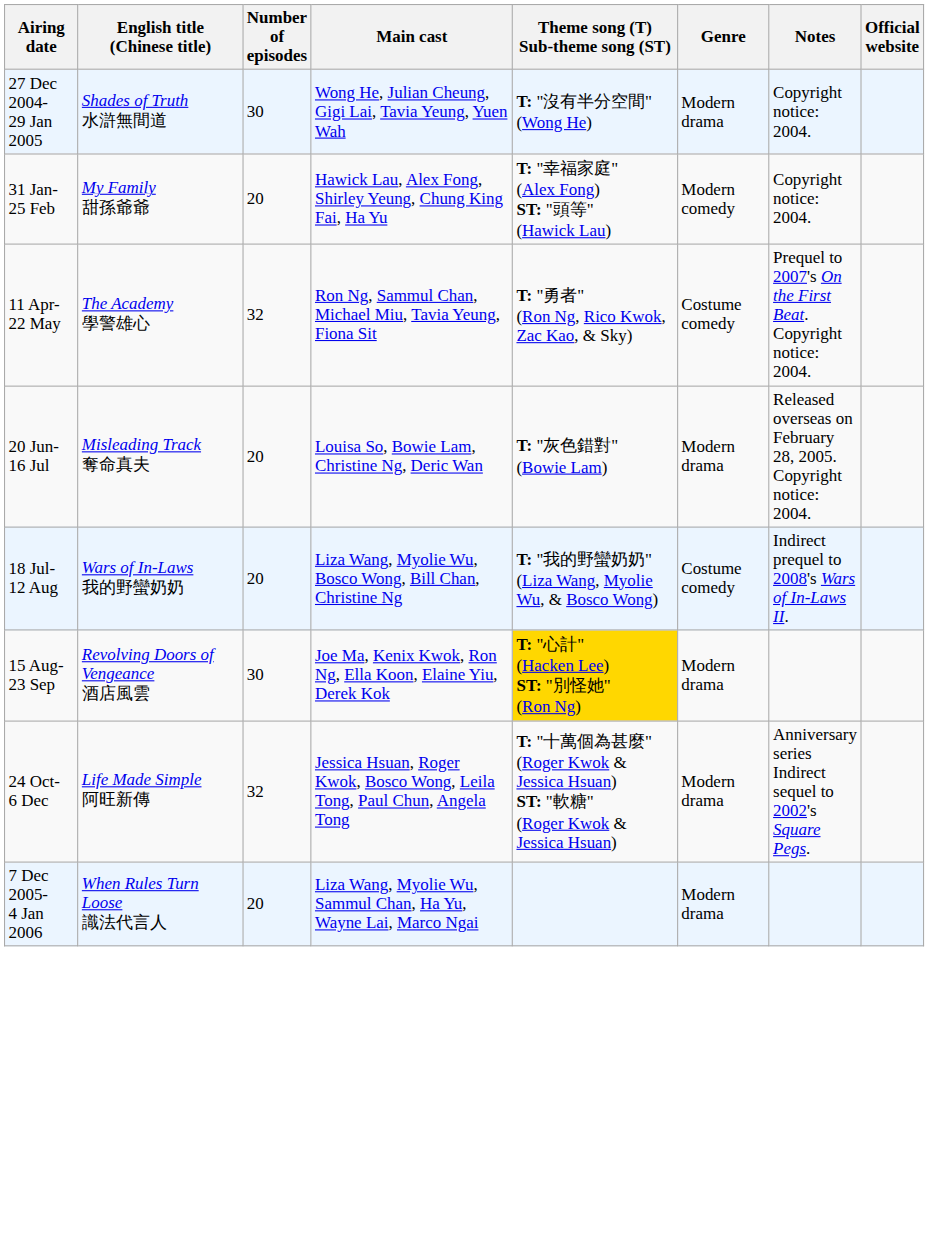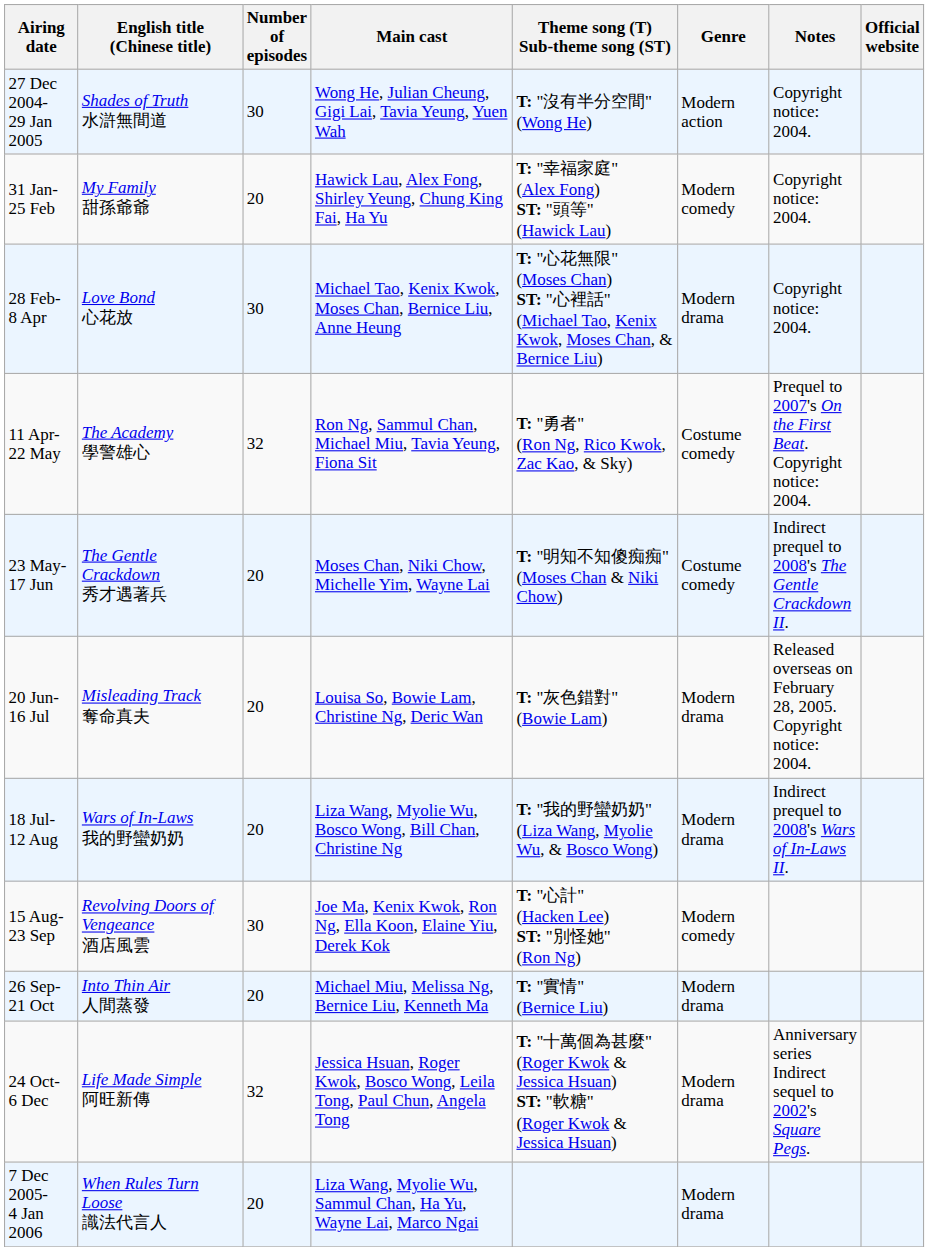(708, 111) Modern drama -> (708, 111) Modern action
+ row: (35, 308)
+ row: (37, 575)
(711, 578) Costume comedy -> (708, 829) Modern drama
(563, 675) gold background -> (563, 926) no background
(708, 675) Modern drama -> (708, 926) Modern comedy
+ row: (35, 996)
